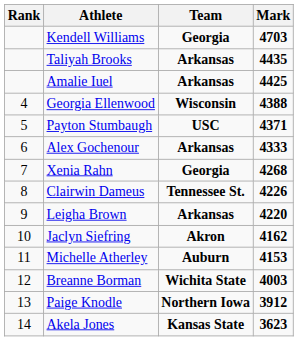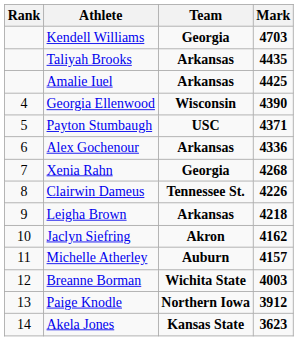(273, 103) 4388 -> (273, 103) 4390
(273, 147) 4333 -> (273, 147) 4336
(273, 214) 4220 -> (273, 214) 4218
(273, 258) 4153 -> (273, 258) 4157
